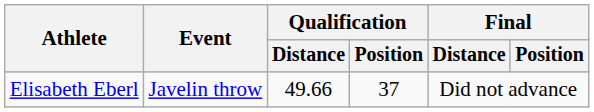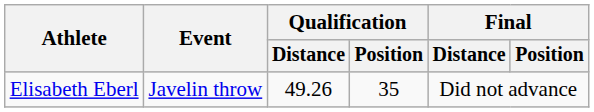(308, 89) 49.66 -> (308, 89) 49.26
(389, 89) 37 -> (389, 89) 35
